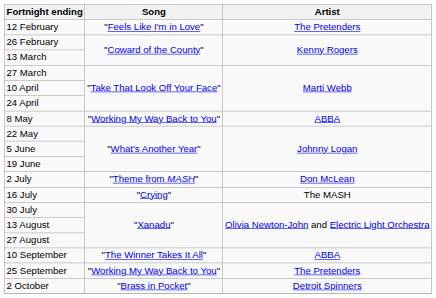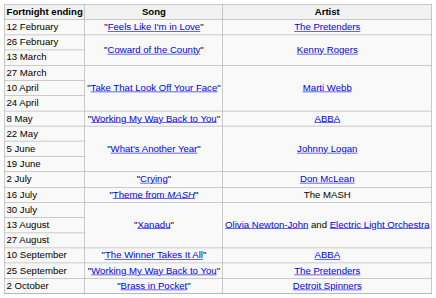(154, 179) "Theme from MASH" -> (154, 179) "Crying"
(154, 194) "Crying" -> (154, 194) "Theme from MASH"
